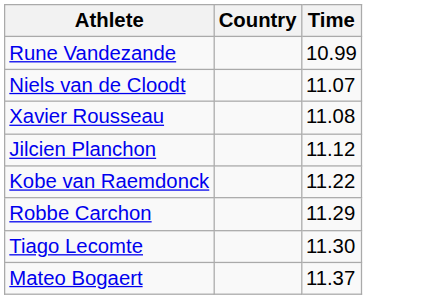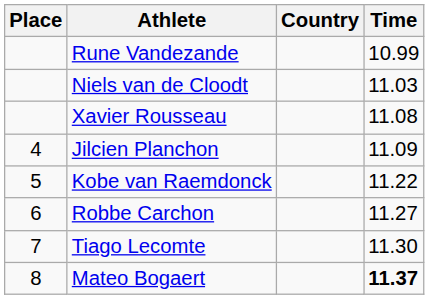+ column: (36, 20)
(331, 85) 11.07 -> (393, 85) 11.03
(331, 149) 11.12 -> (393, 149) 11.09
(331, 213) 11.29 -> (393, 213) 11.27
(331, 278) normal -> (393, 278) bold
